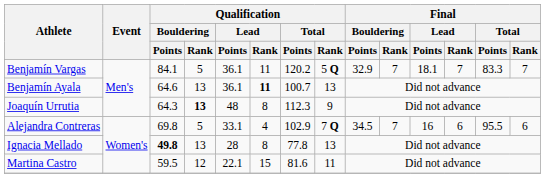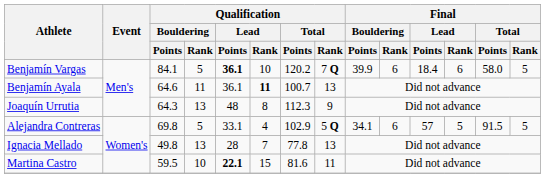(232, 69) normal -> (232, 69) bold
(265, 69) 11 -> (265, 69) 10
(330, 69) 5 Q -> (330, 69) 7 Q
(362, 69) 32.9 -> (362, 69) 39.9
(395, 69) 7 -> (395, 69) 6
(427, 69) 18.1 -> (427, 69) 18.4
(460, 69) 7 -> (460, 69) 6
(492, 69) 83.3 -> (492, 69) 58.0
(525, 69) 7 -> (525, 69) 5
(200, 88) 13 -> (200, 88) 11
(200, 107) bold -> (200, 107) normal
(330, 126) 7 Q -> (330, 126) 5 Q
(362, 126) 34.5 -> (362, 126) 34.1
(395, 126) 7 -> (395, 126) 6
(427, 126) 16 -> (427, 126) 57
(460, 126) 6 -> (460, 126) 5
(492, 126) 95.5 -> (492, 126) 91.5
(525, 126) 6 -> (525, 126) 5
(167, 145) bold -> (167, 145) normal
(265, 145) 8 -> (265, 145) 7
(200, 164) 12 -> (200, 164) 10
(232, 164) normal -> (232, 164) bold
